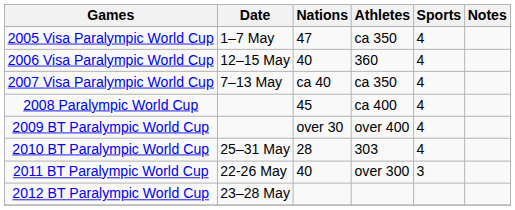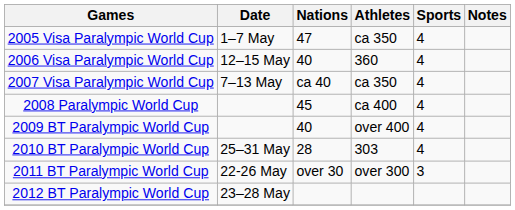(320, 127) over 30 -> (304, 127) 40
(304, 171) 40 -> (320, 171) over 30
